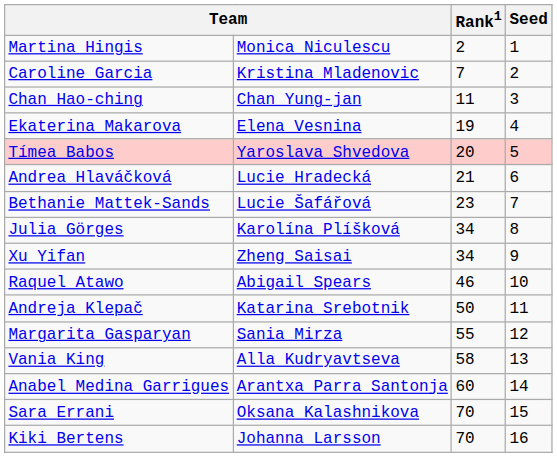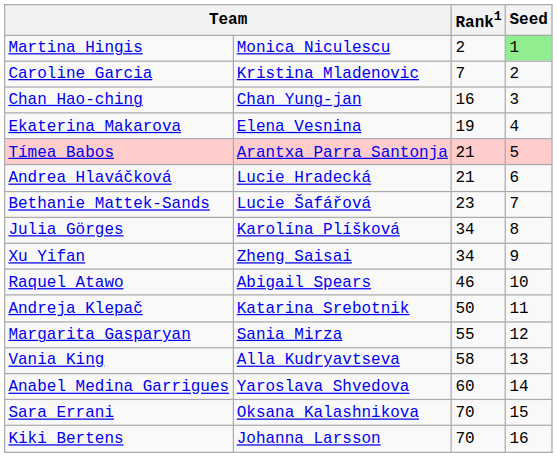(514, 48) no background -> (514, 48) lightgreen background
(465, 100) 11 -> (465, 100) 16
(323, 152) Yaroslava Shvedova -> (342, 152) Arantxa Parra Santonja
(465, 152) 20 -> (465, 152) 21
(342, 387) Arantxa Parra Santonja -> (323, 387) Yaroslava Shvedova
